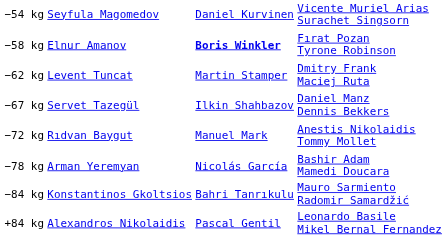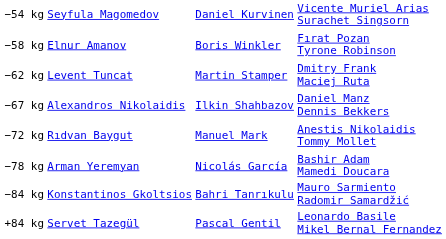(238, 44) bold -> (238, 44) normal
(93, 105) Servet Tazegül -> (116, 105) Alexandros Nikolaidis
(116, 222) Alexandros Nikolaidis -> (93, 222) Servet Tazegül
